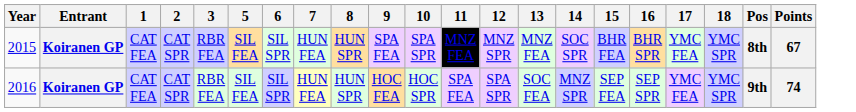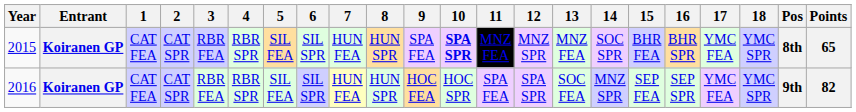+ column: (246, 15)
(423, 47) normal -> (458, 47) bold
(793, 47) 67 -> (828, 47) 65
(793, 87) 74 -> (828, 87) 82
